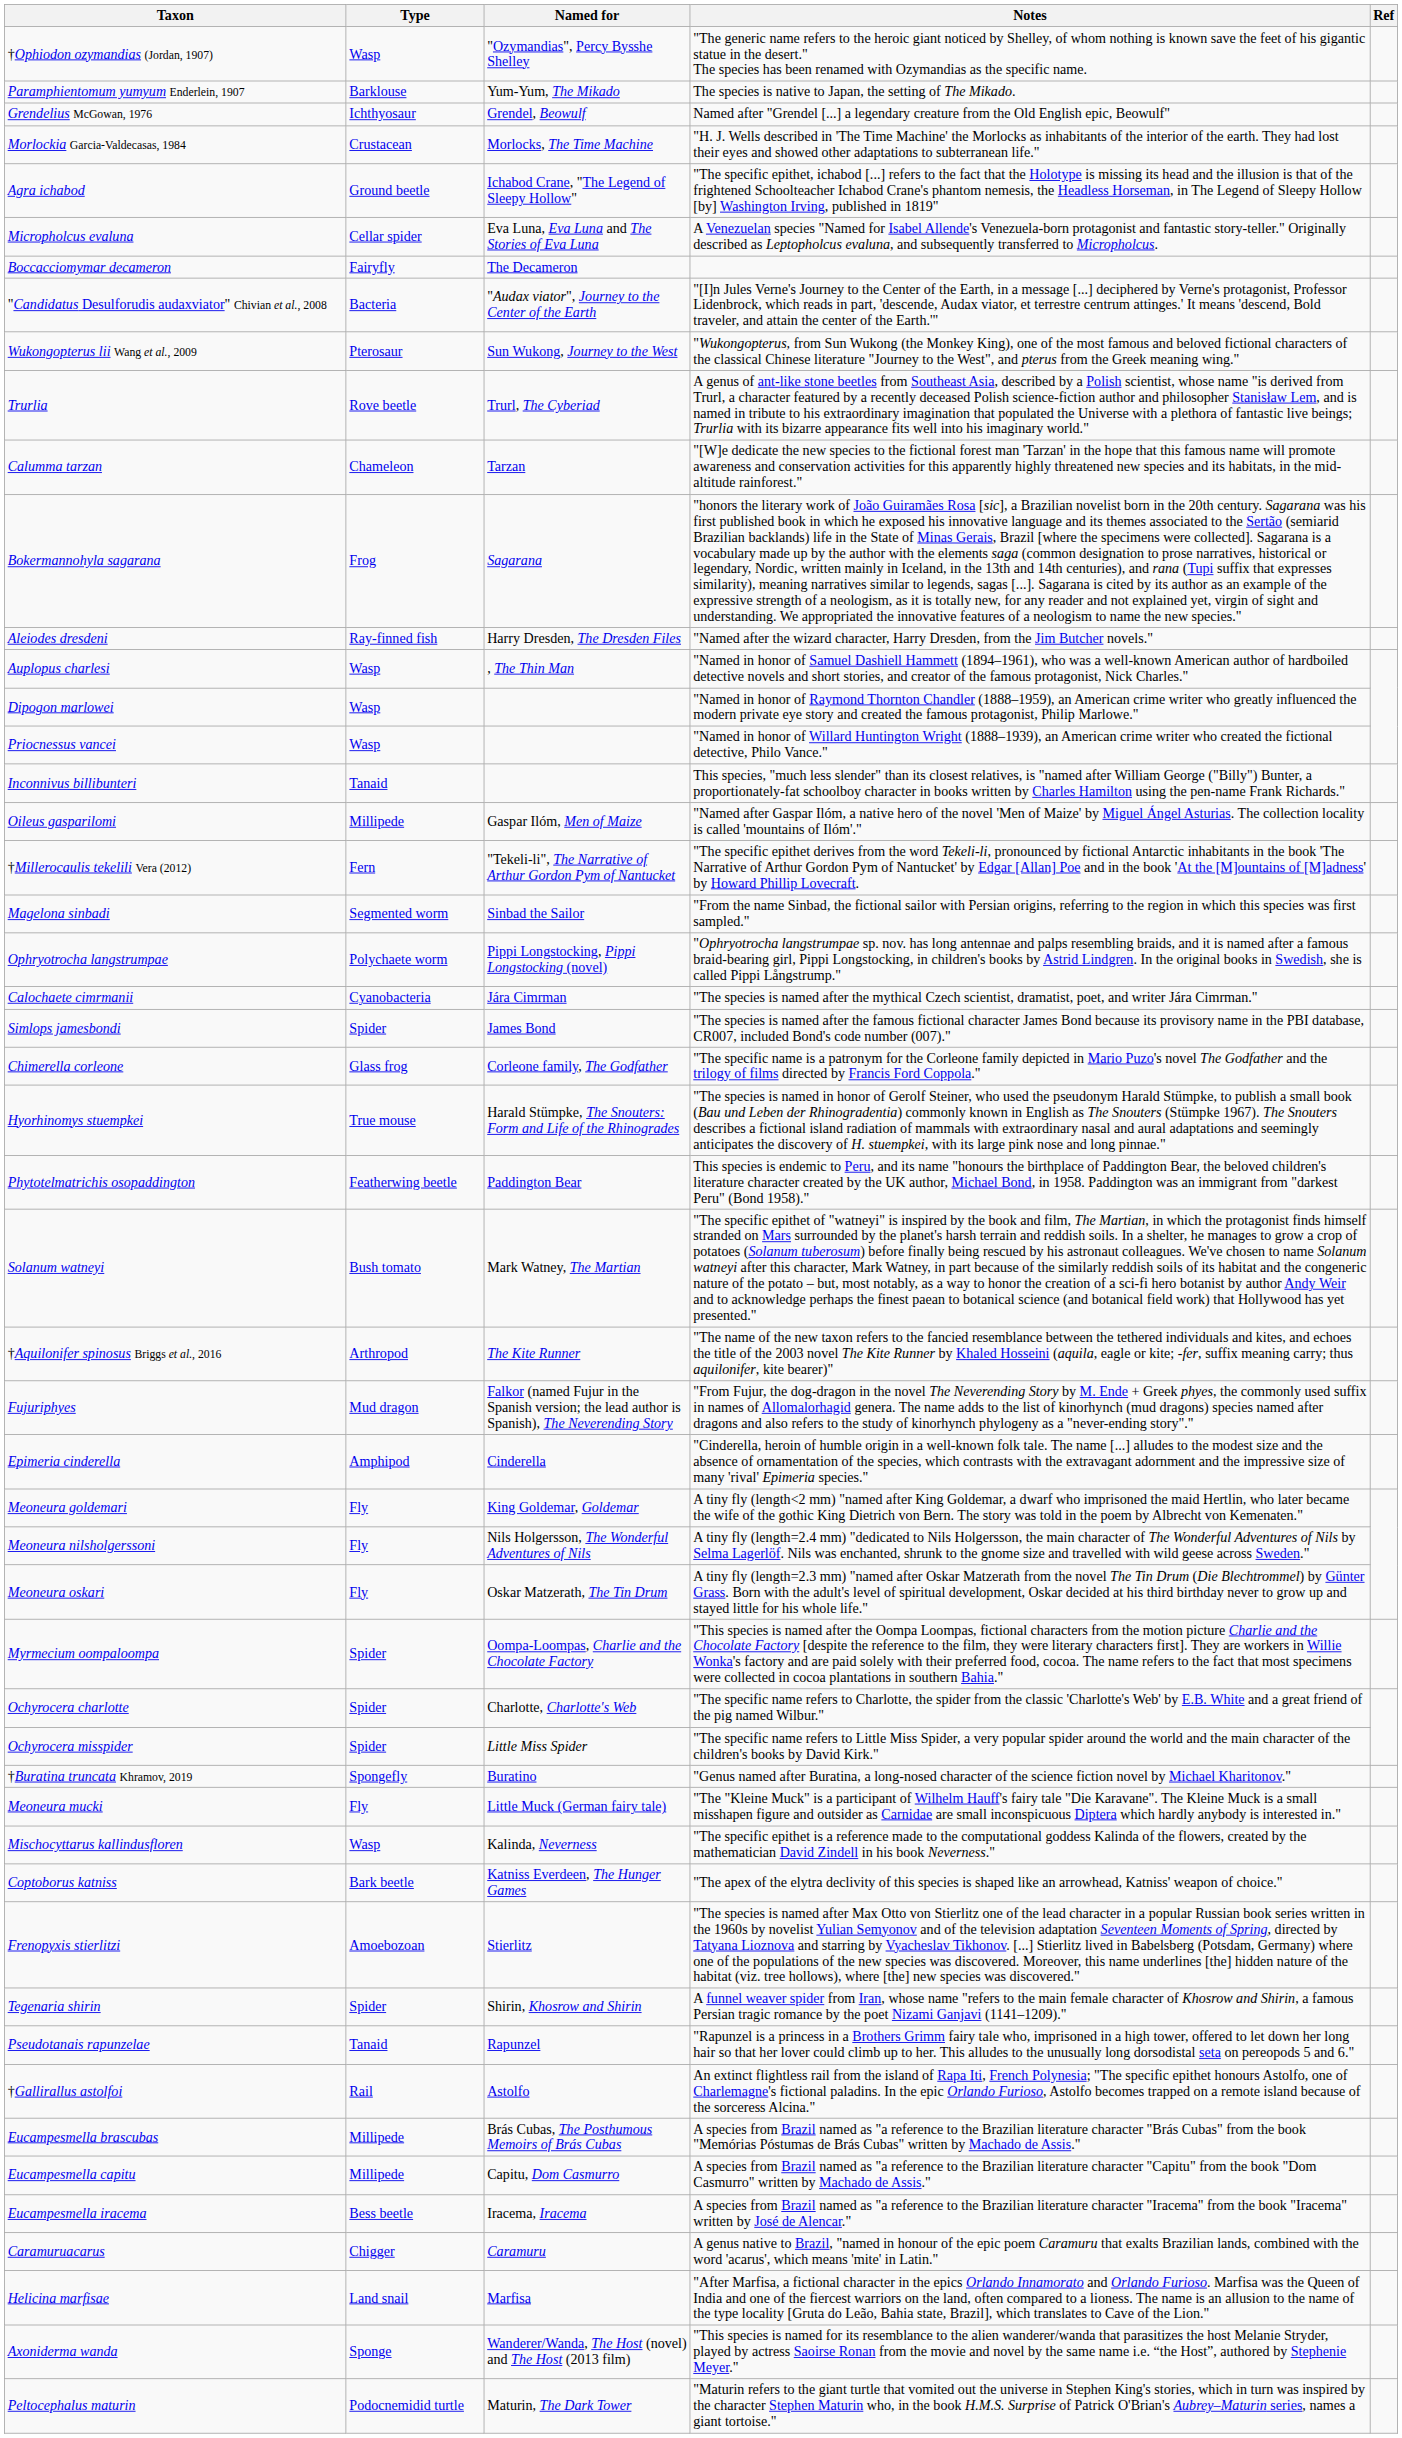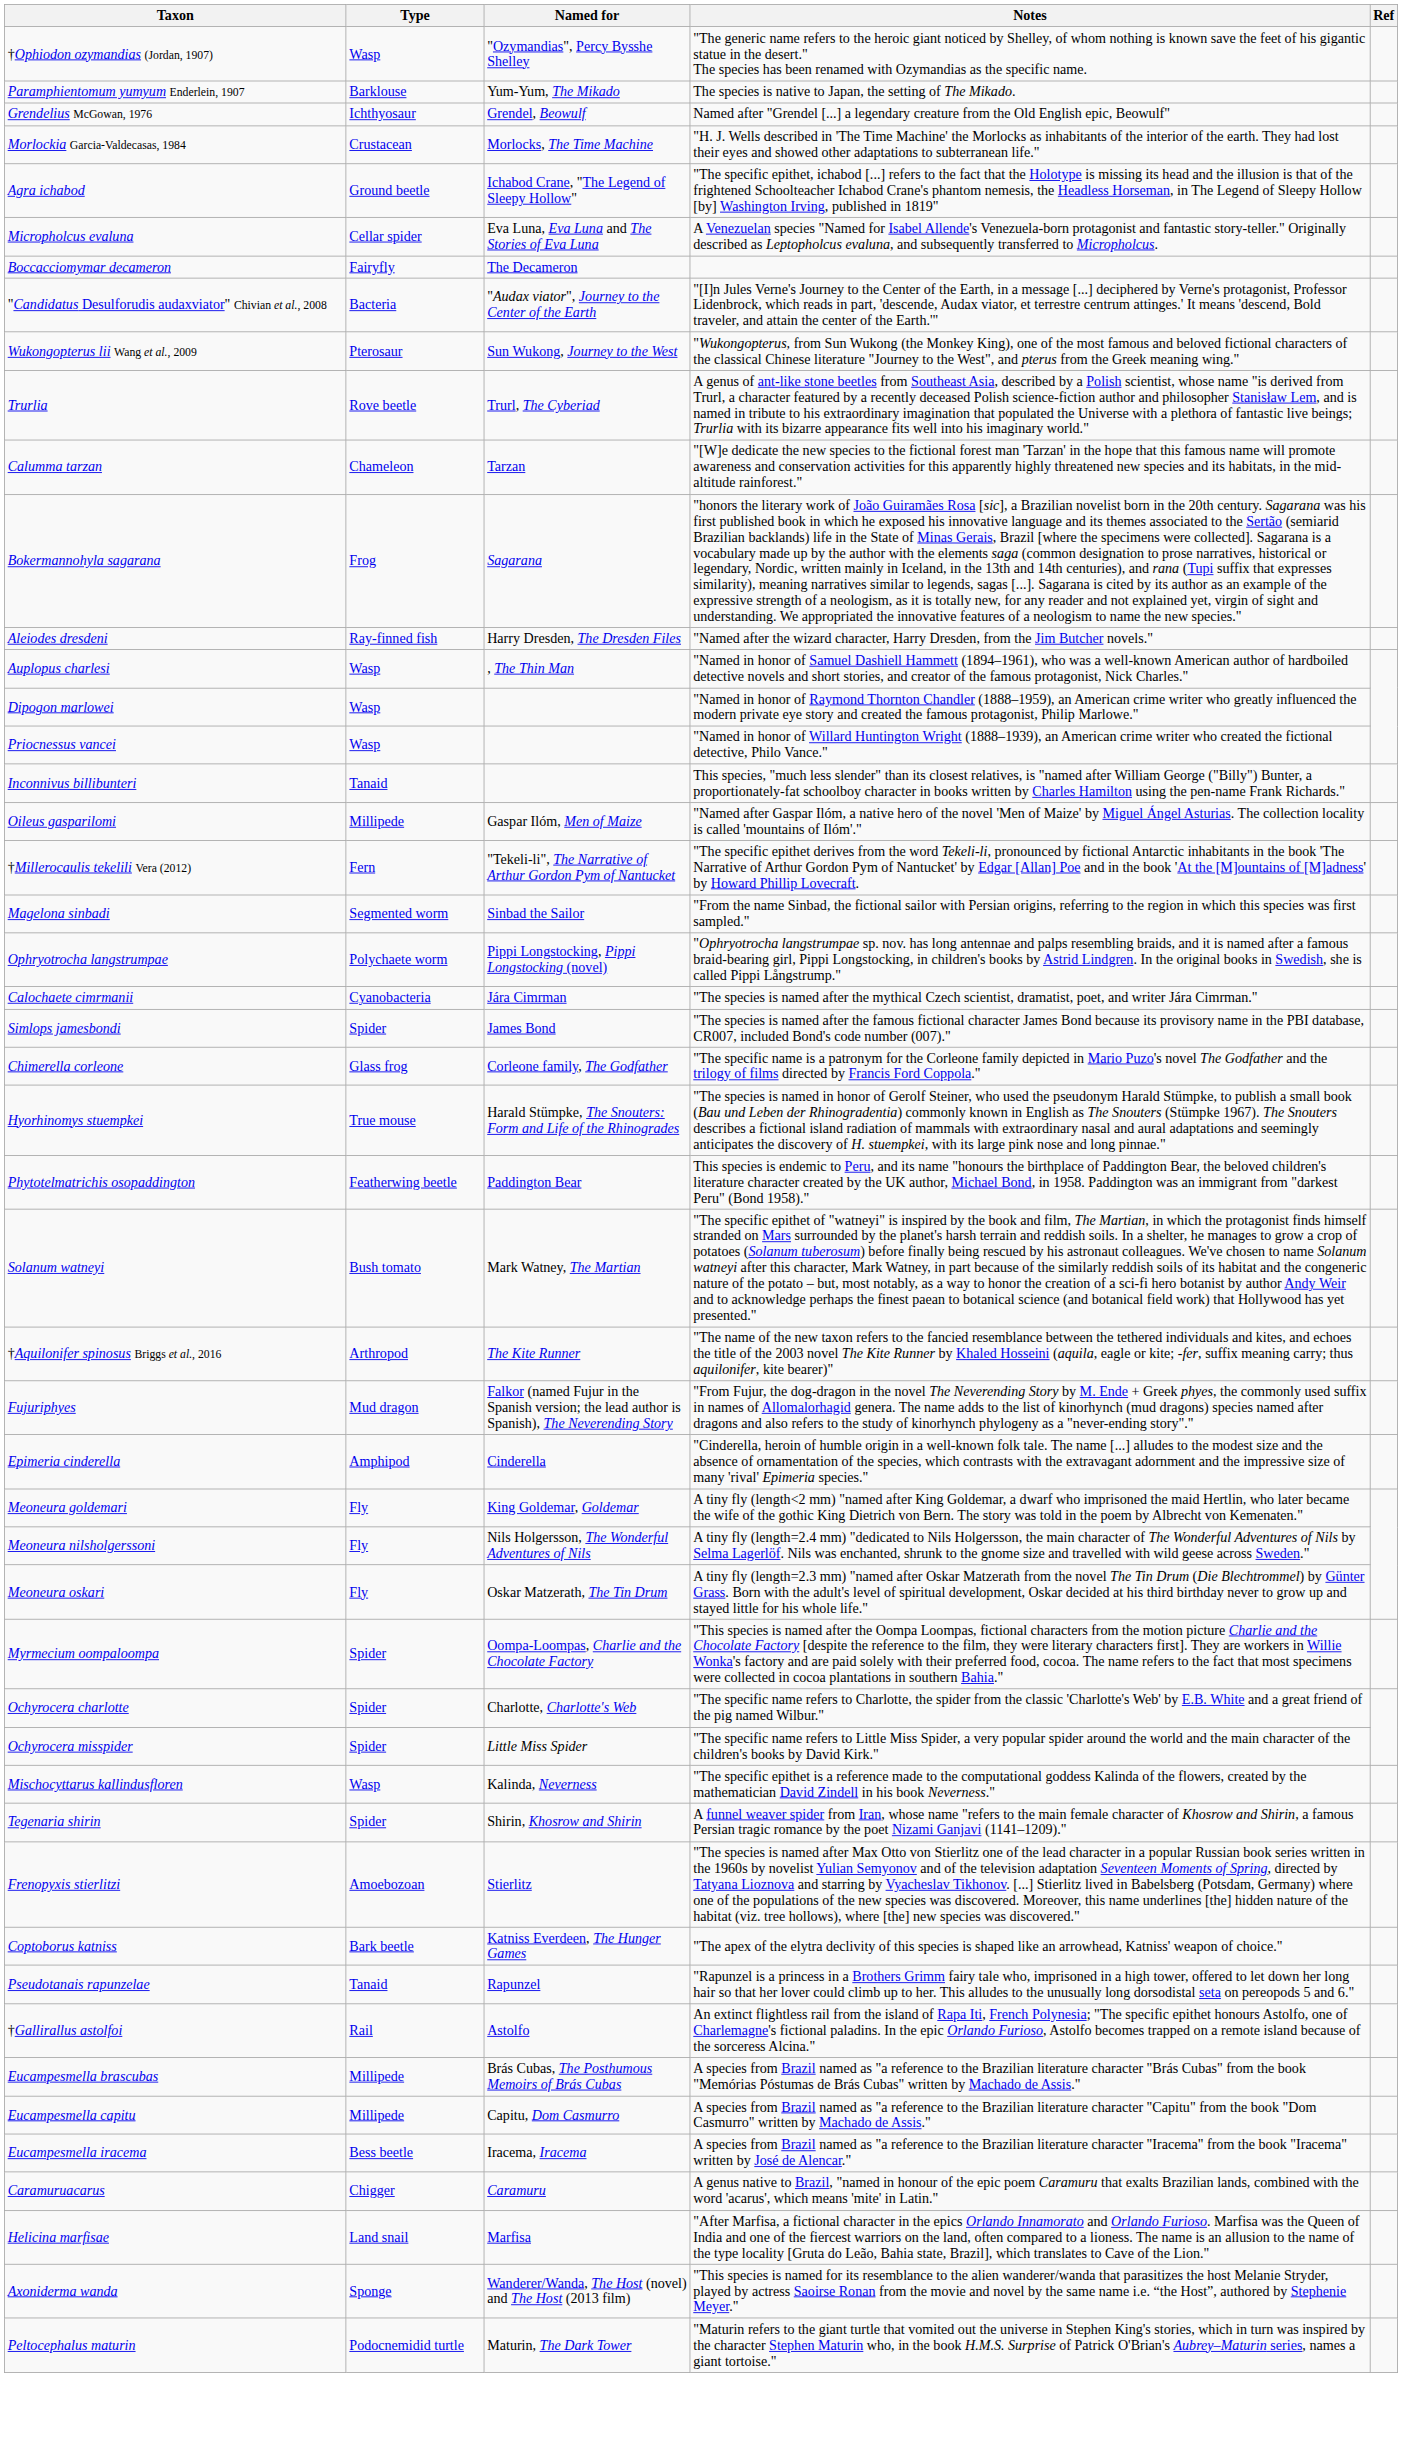- row: (100, 1776)
- row: (55, 1806)
rows swapped: (54, 2006) <-> (62, 1883)
